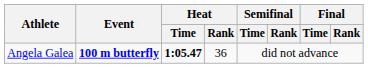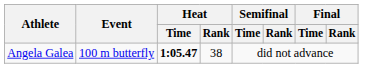(119, 53) bold -> (117, 53) normal
(221, 53) 36 -> (216, 53) 38
